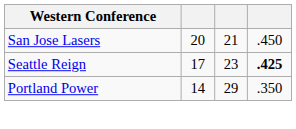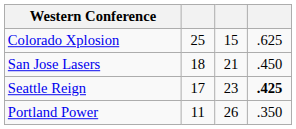+ row: (64, 40)
(198, 40) 20 -> (198, 64) 18
(198, 88) 14 -> (198, 112) 11
(231, 88) 29 -> (231, 112) 26
